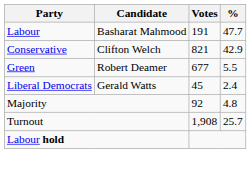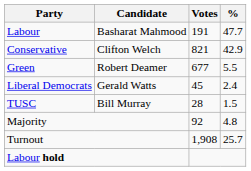+ row: (21, 103)
